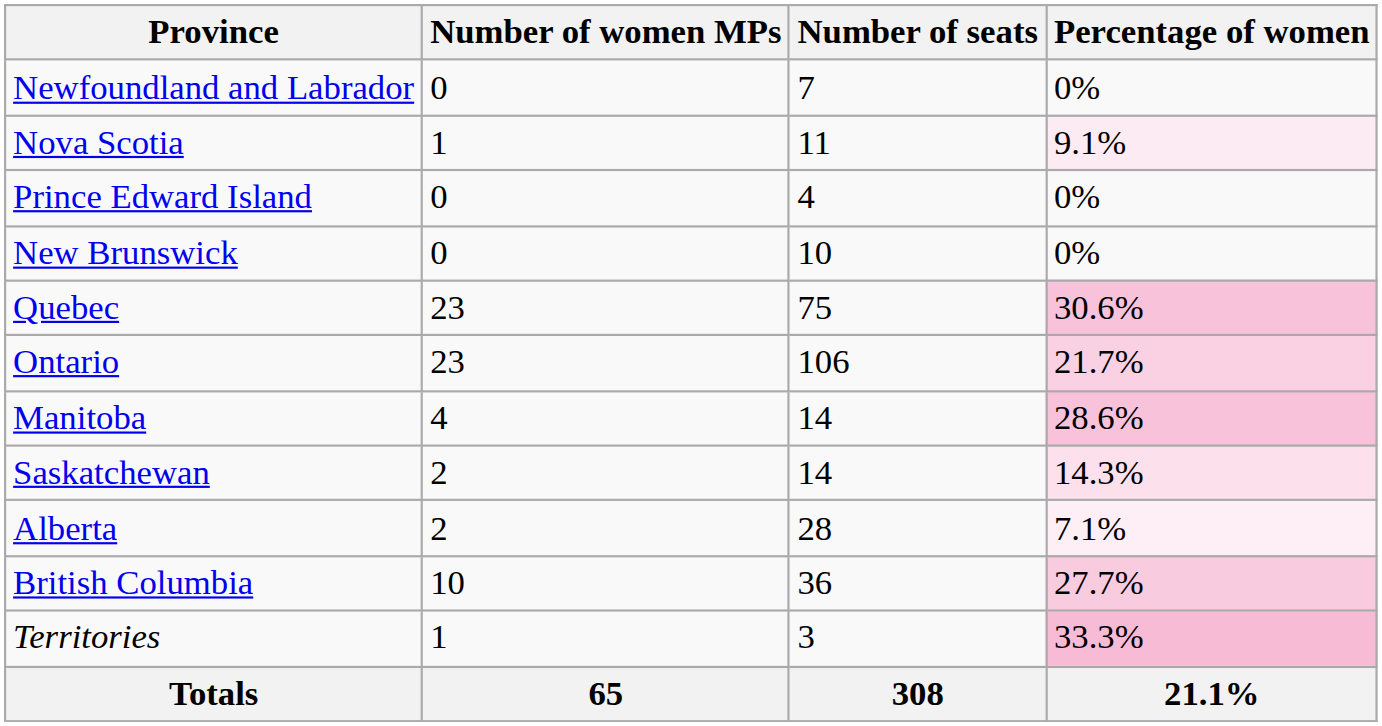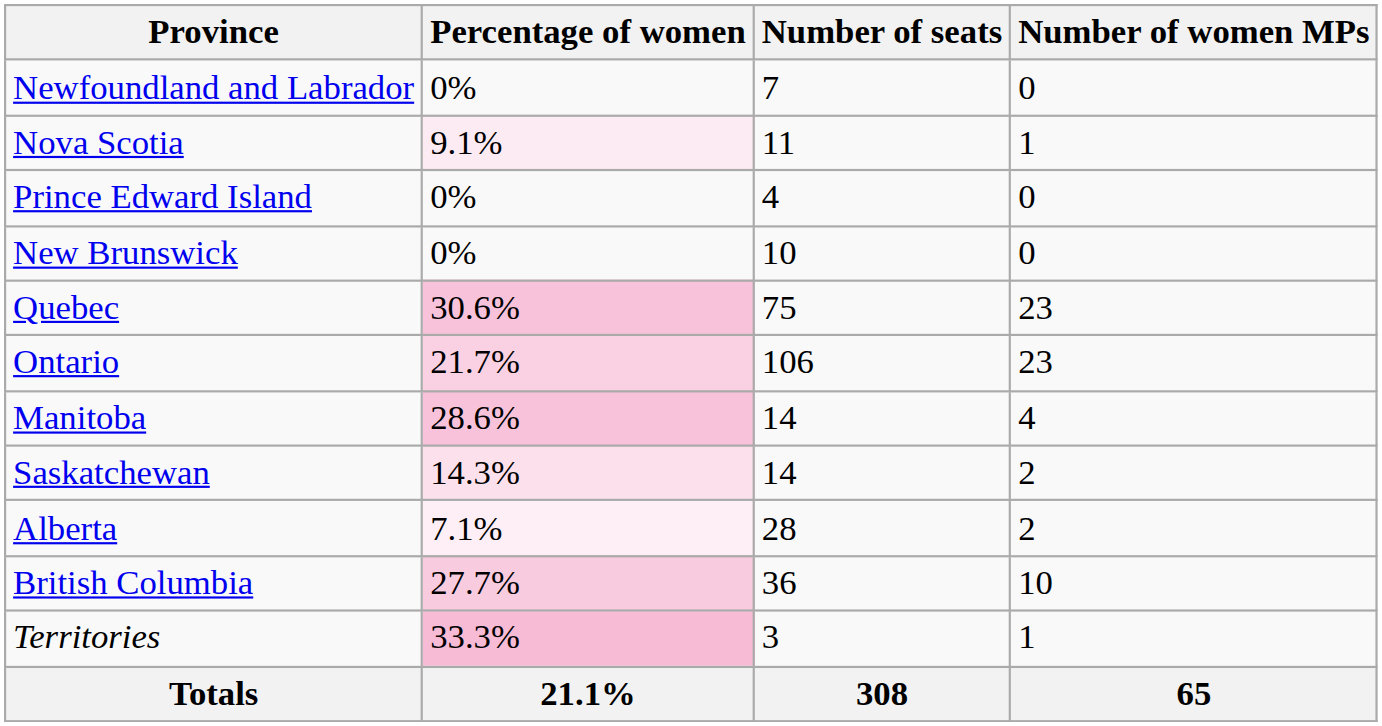columns swapped: (606, 32) <-> (1212, 32)
